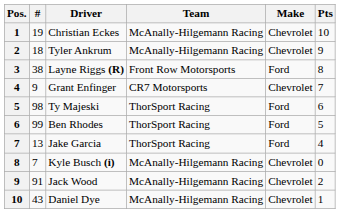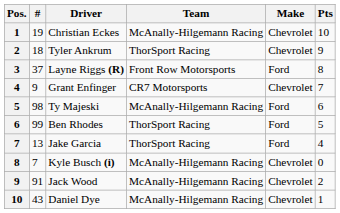(196, 51) McAnally-Hilgemann Racing -> (170, 51) ThorSport Racing
(37, 69) 38 -> (37, 69) 37
(170, 106) ThorSport Racing -> (196, 106) McAnally-Hilgemann Racing
